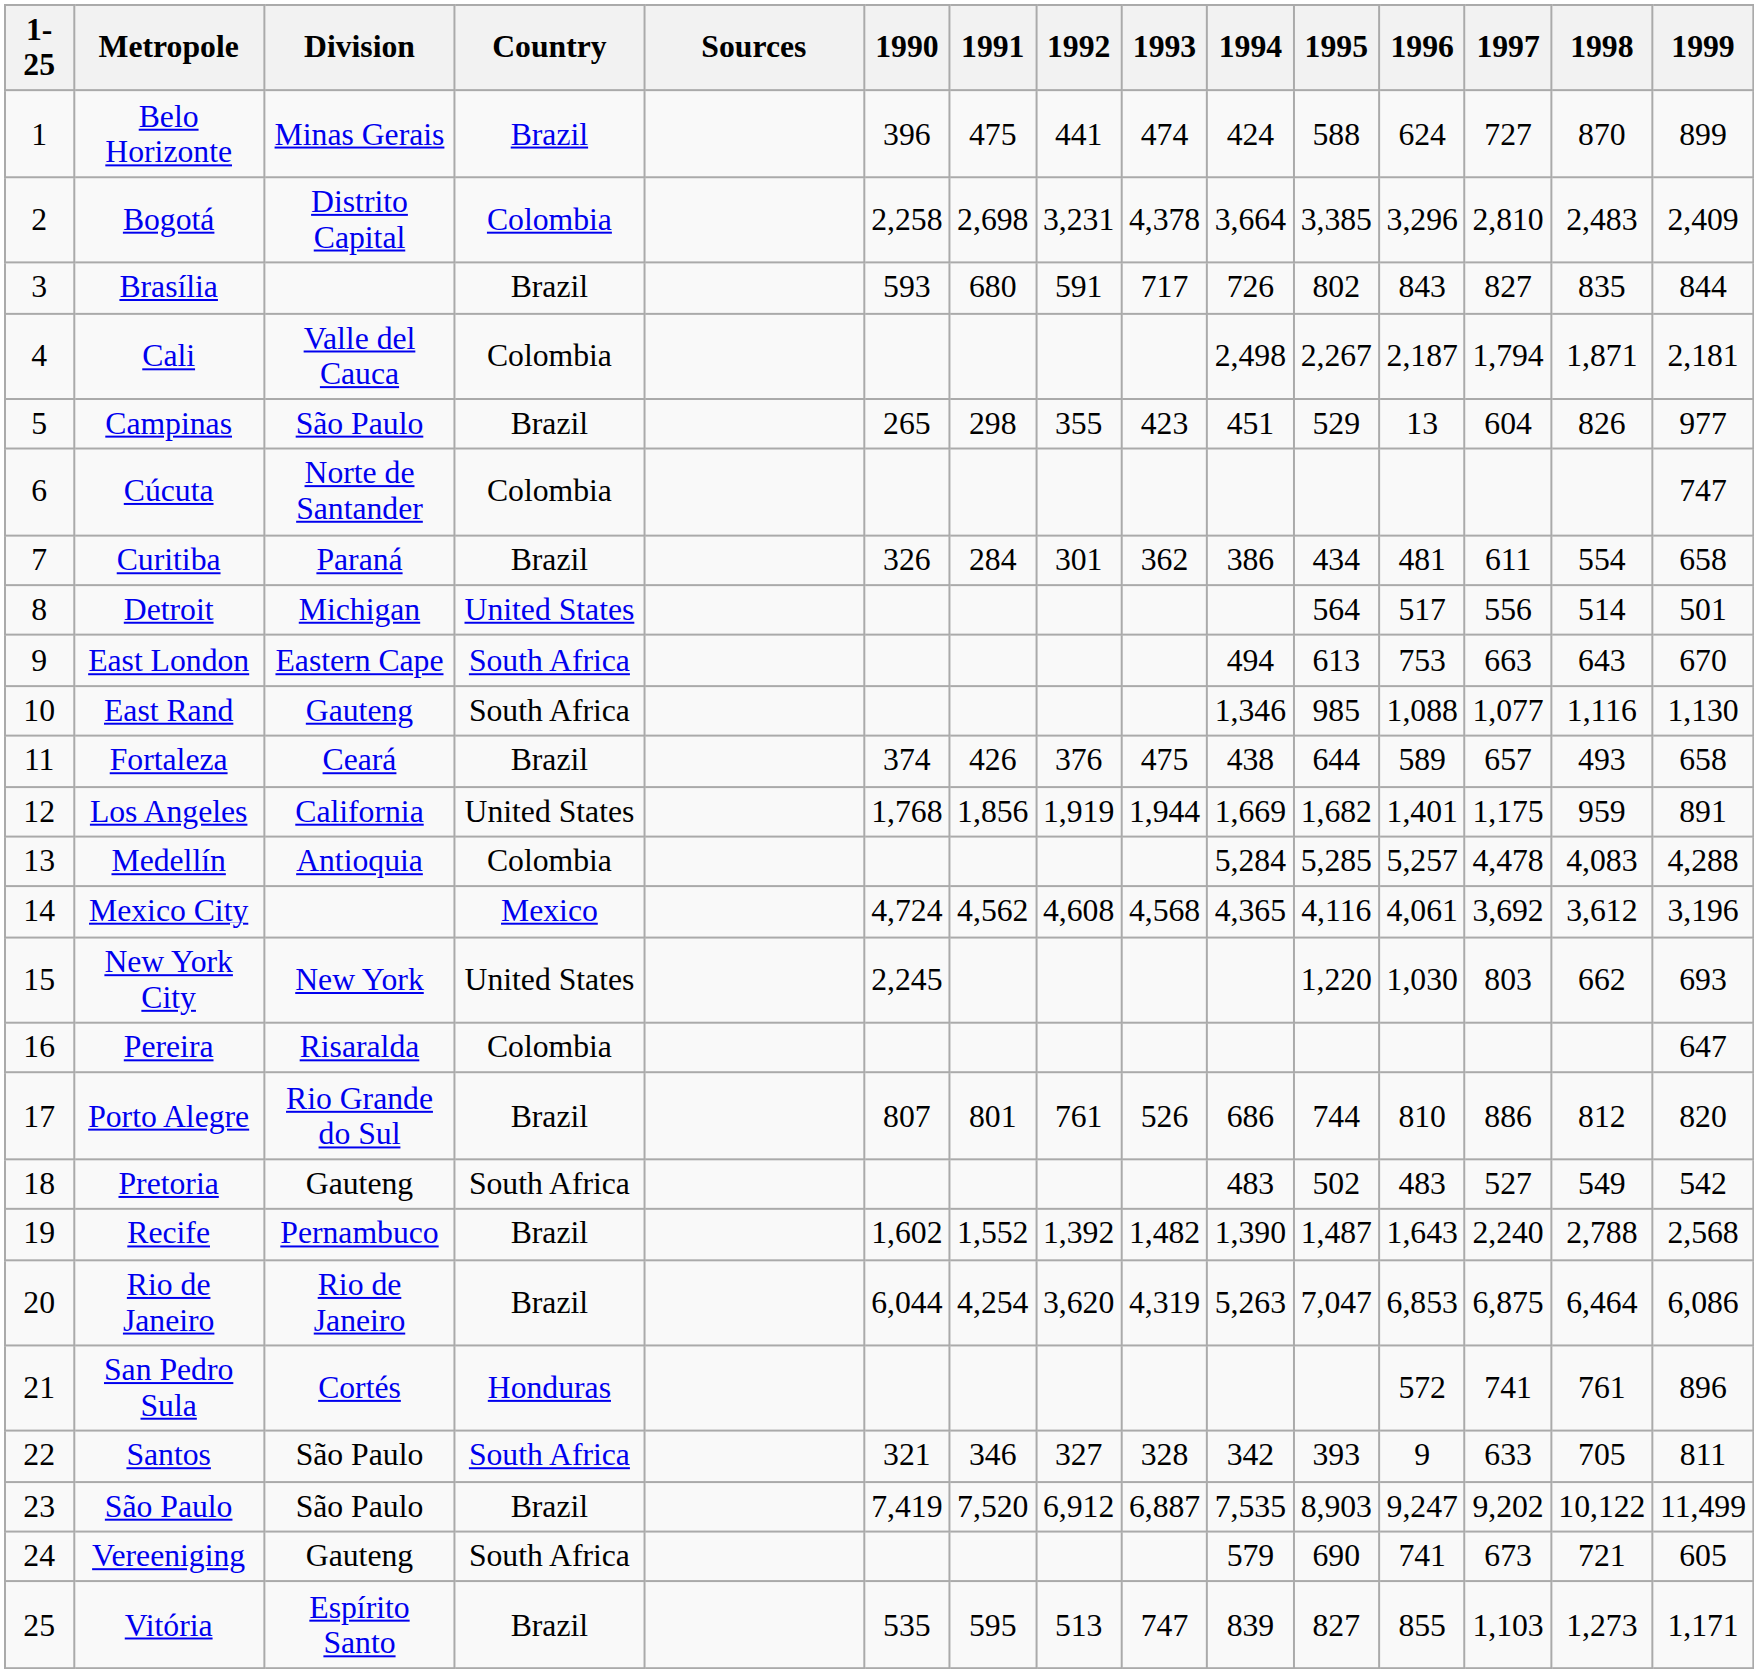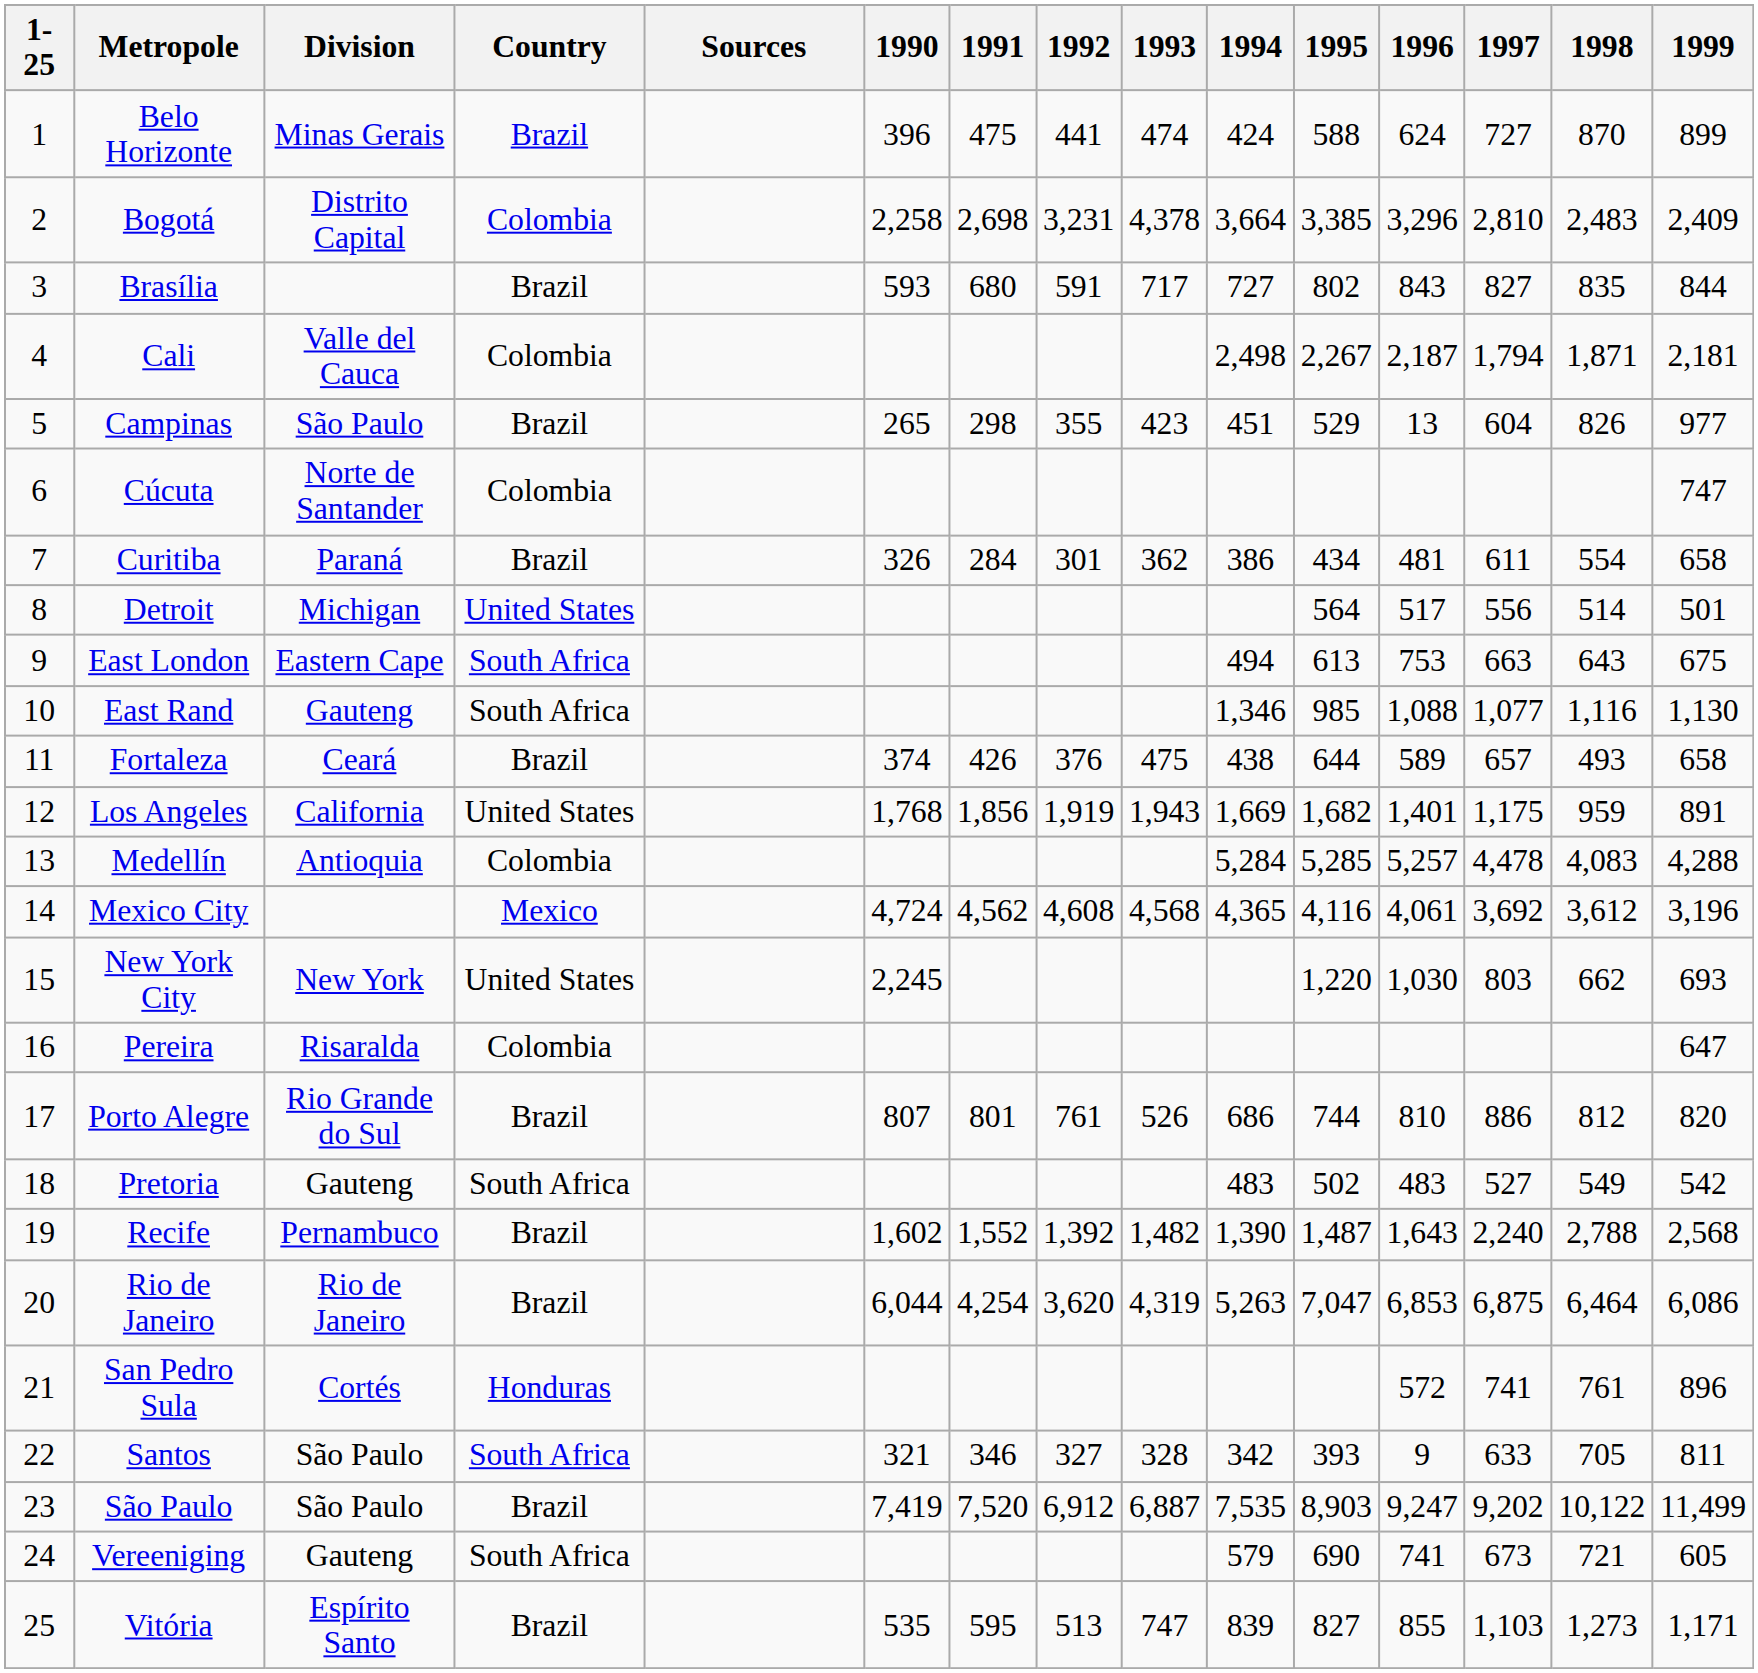(1250, 287) 726 -> (1250, 287) 727
(1703, 660) 670 -> (1703, 660) 675
(1165, 810) 1,944 -> (1165, 810) 1,943
